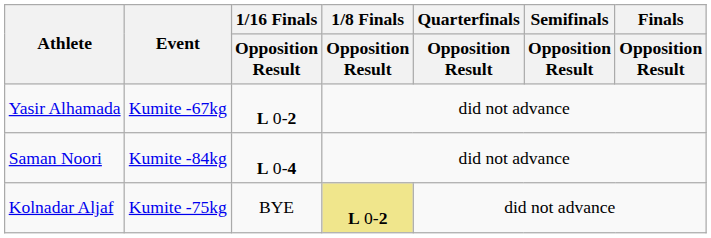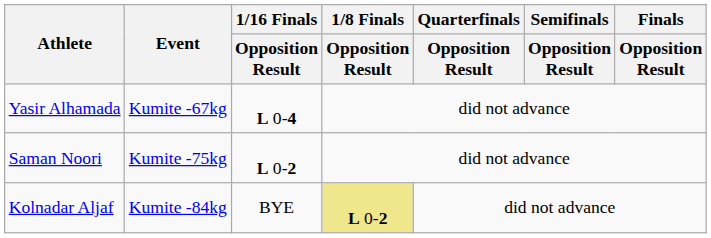(277, 118) L 0-2 -> (277, 118) L 0-4
(178, 158) Kumite -84kg -> (178, 158) Kumite -75kg
(277, 168) L 0-4 -> (277, 168) L 0-2
(178, 207) Kumite -75kg -> (178, 207) Kumite -84kg
